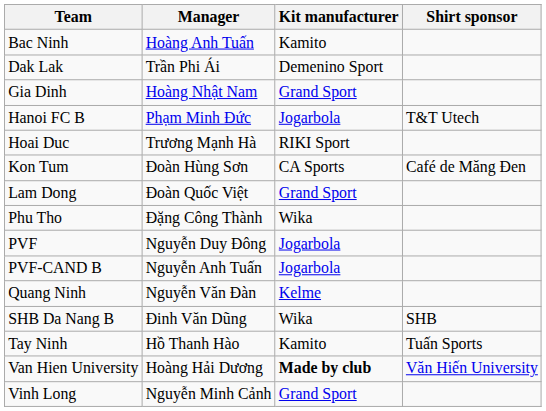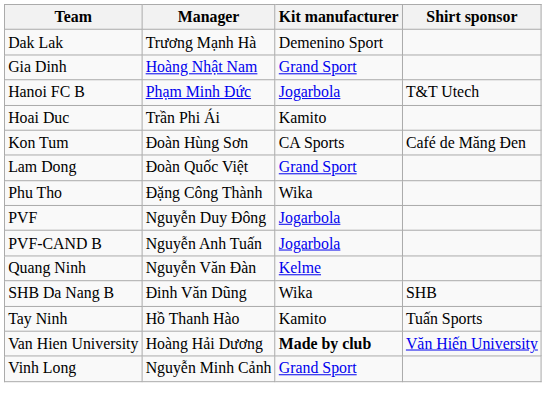- row: (38, 42)
(183, 67) Trần Phi Ái -> (201, 42) Trương Mạnh Hà
(201, 142) Trương Mạnh Hà -> (183, 117) Trần Phi Ái
(314, 142) RIKI Sport -> (303, 117) Kamito
